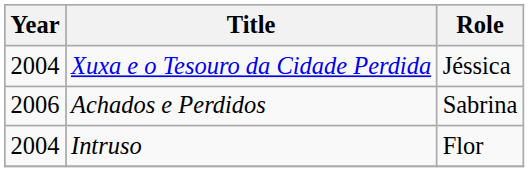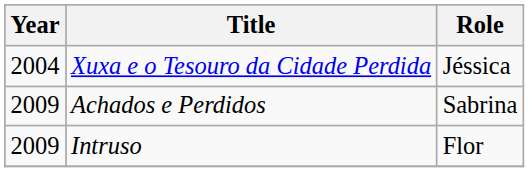(35, 105) 2006 -> (35, 105) 2009
(35, 146) 2004 -> (35, 146) 2009
